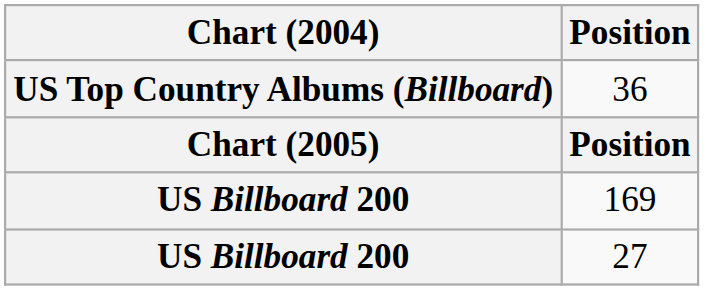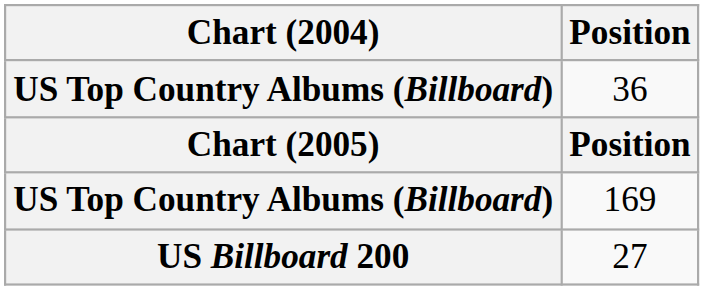(283, 199) US Billboard 200 -> (283, 199) US Top Country Albums (Billboard)
